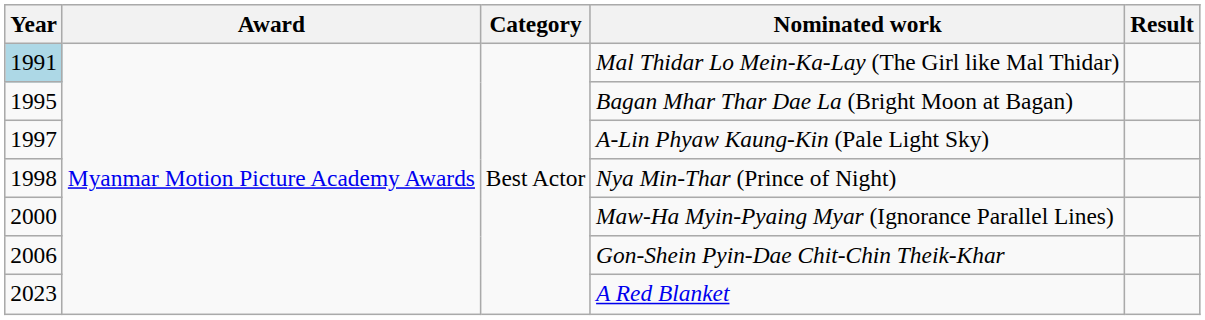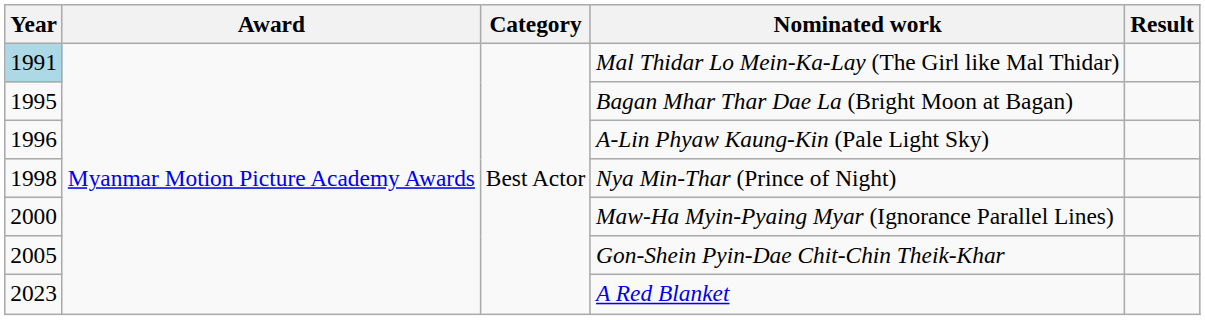(34, 139) 1997 -> (34, 139) 1996
(34, 255) 2006 -> (34, 255) 2005
